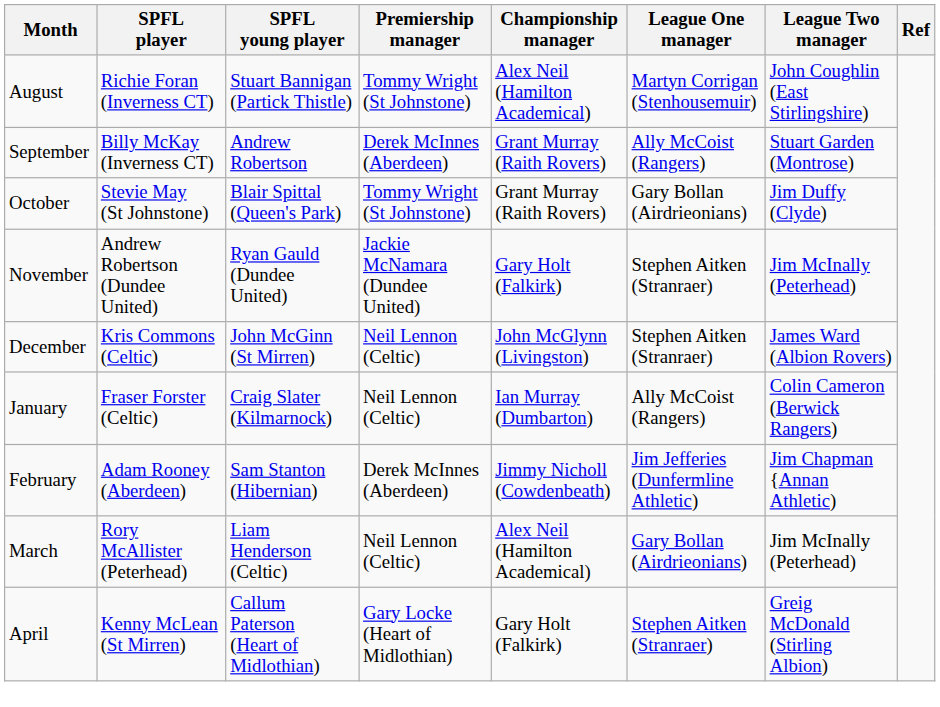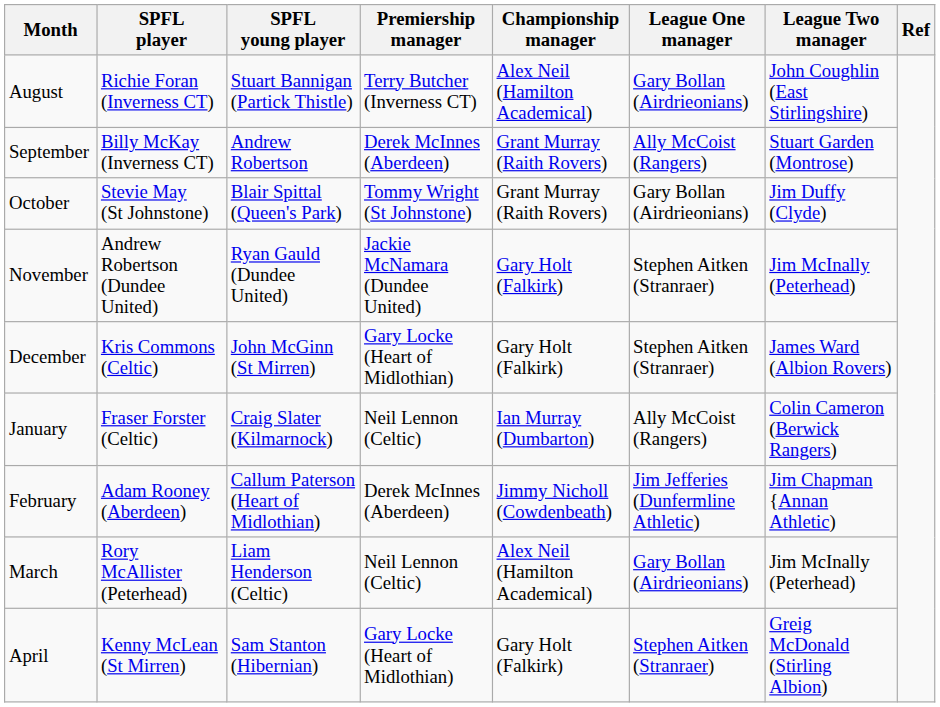(420, 91) Tommy Wright (St Johnstone) -> (420, 91) Terry Butcher (Inverness CT)
(695, 91) Martyn Corrigan (Stenhousemuir) -> (691, 91) Gary Bollan (Airdrieonians)
(410, 346) Neil Lennon (Celtic) -> (409, 357) Gary Locke (Heart of Midlothian)
(551, 346) John McGlynn (Livingston) -> (534, 357) Gary Holt (Falkirk)
(278, 479) Sam Stanton (Hibernian) -> (293, 500) Callum Paterson (Heart of Midlothian)
(275, 634) Callum Paterson (Heart of Midlothian) -> (278, 655) Sam Stanton (Hibernian)
